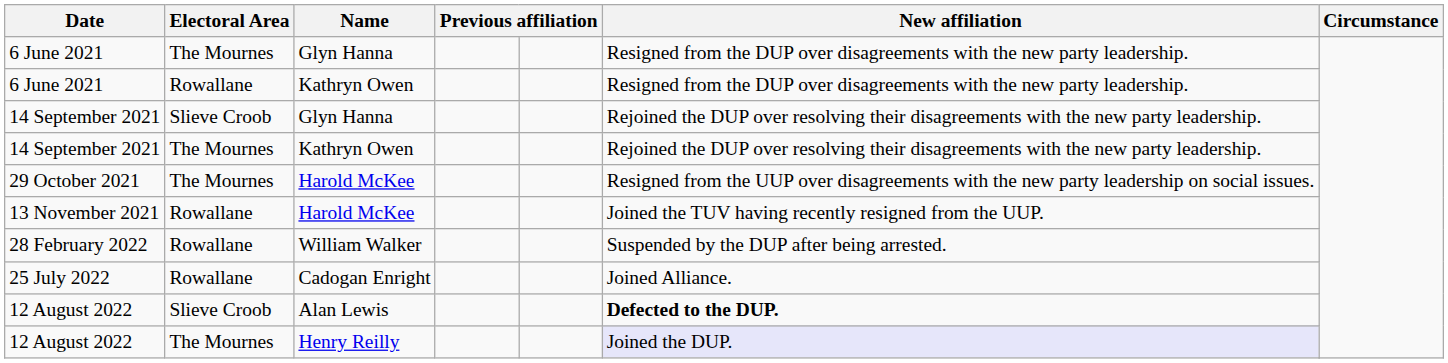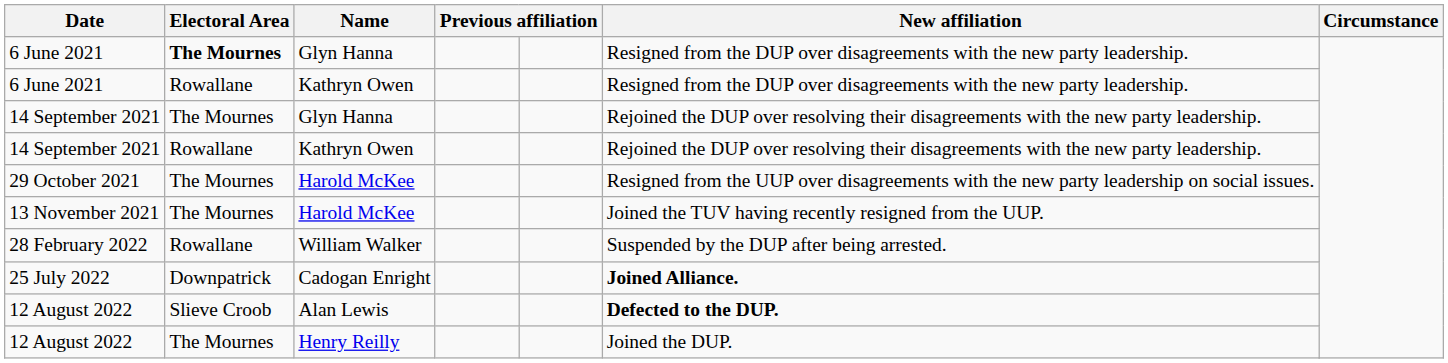(221, 52) normal -> (225, 52) bold
(220, 116) Slieve Croob -> (221, 116) The Mournes
(221, 149) The Mournes -> (211, 149) Rowallane
(211, 213) Rowallane -> (221, 213) The Mournes
(211, 277) Rowallane -> (220, 277) Downpatrick
(669, 277) normal -> (673, 277) bold
(670, 341) lavender background -> (670, 341) no background
